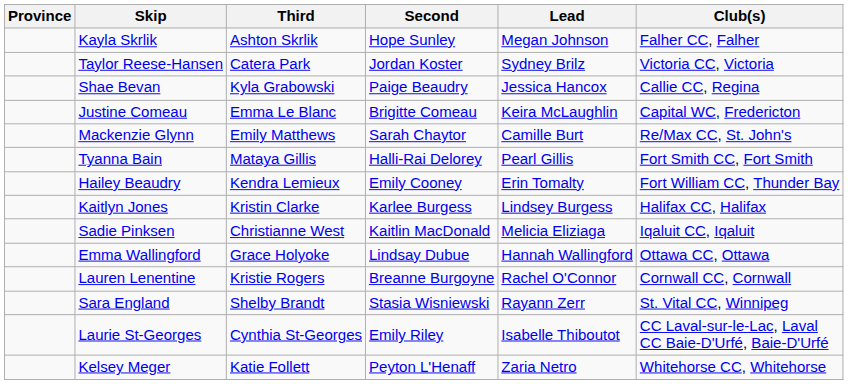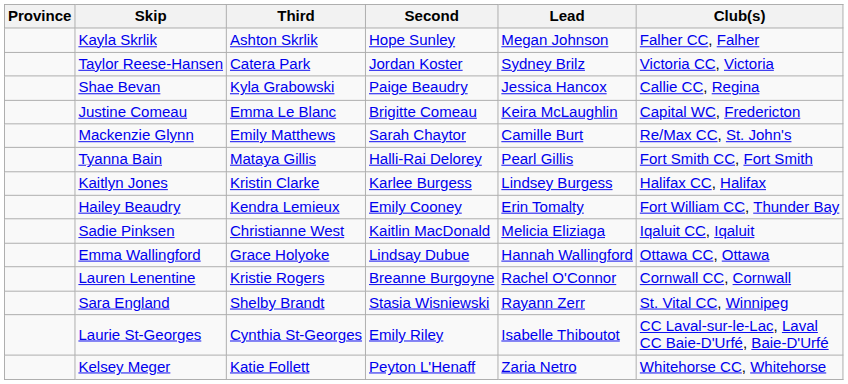rows swapped: (129, 183) <-> (123, 207)
